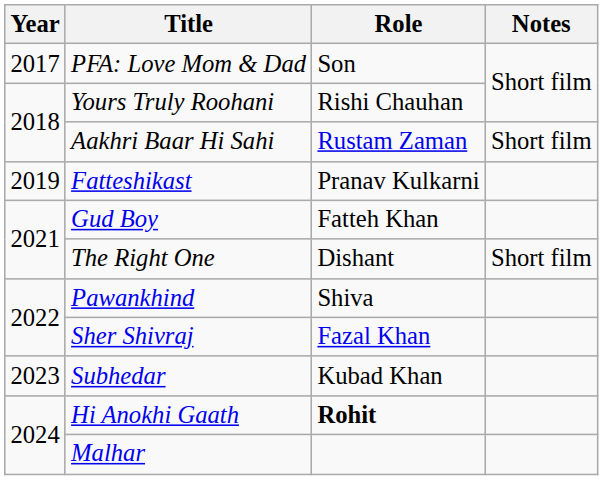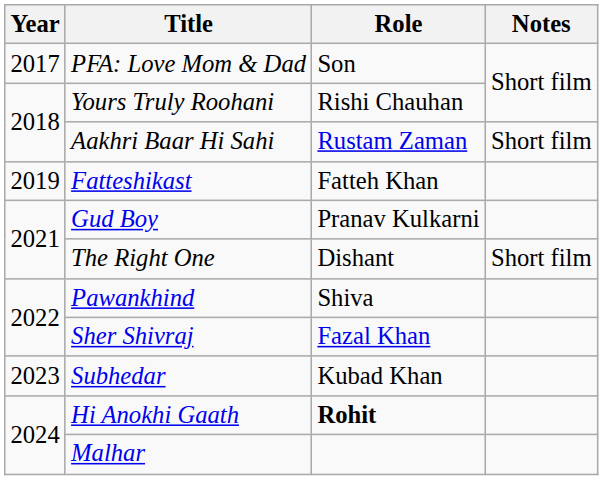(399, 180) Pranav Kulkarni -> (378, 180) Fatteh Khan
(378, 219) Fatteh Khan -> (399, 219) Pranav Kulkarni
